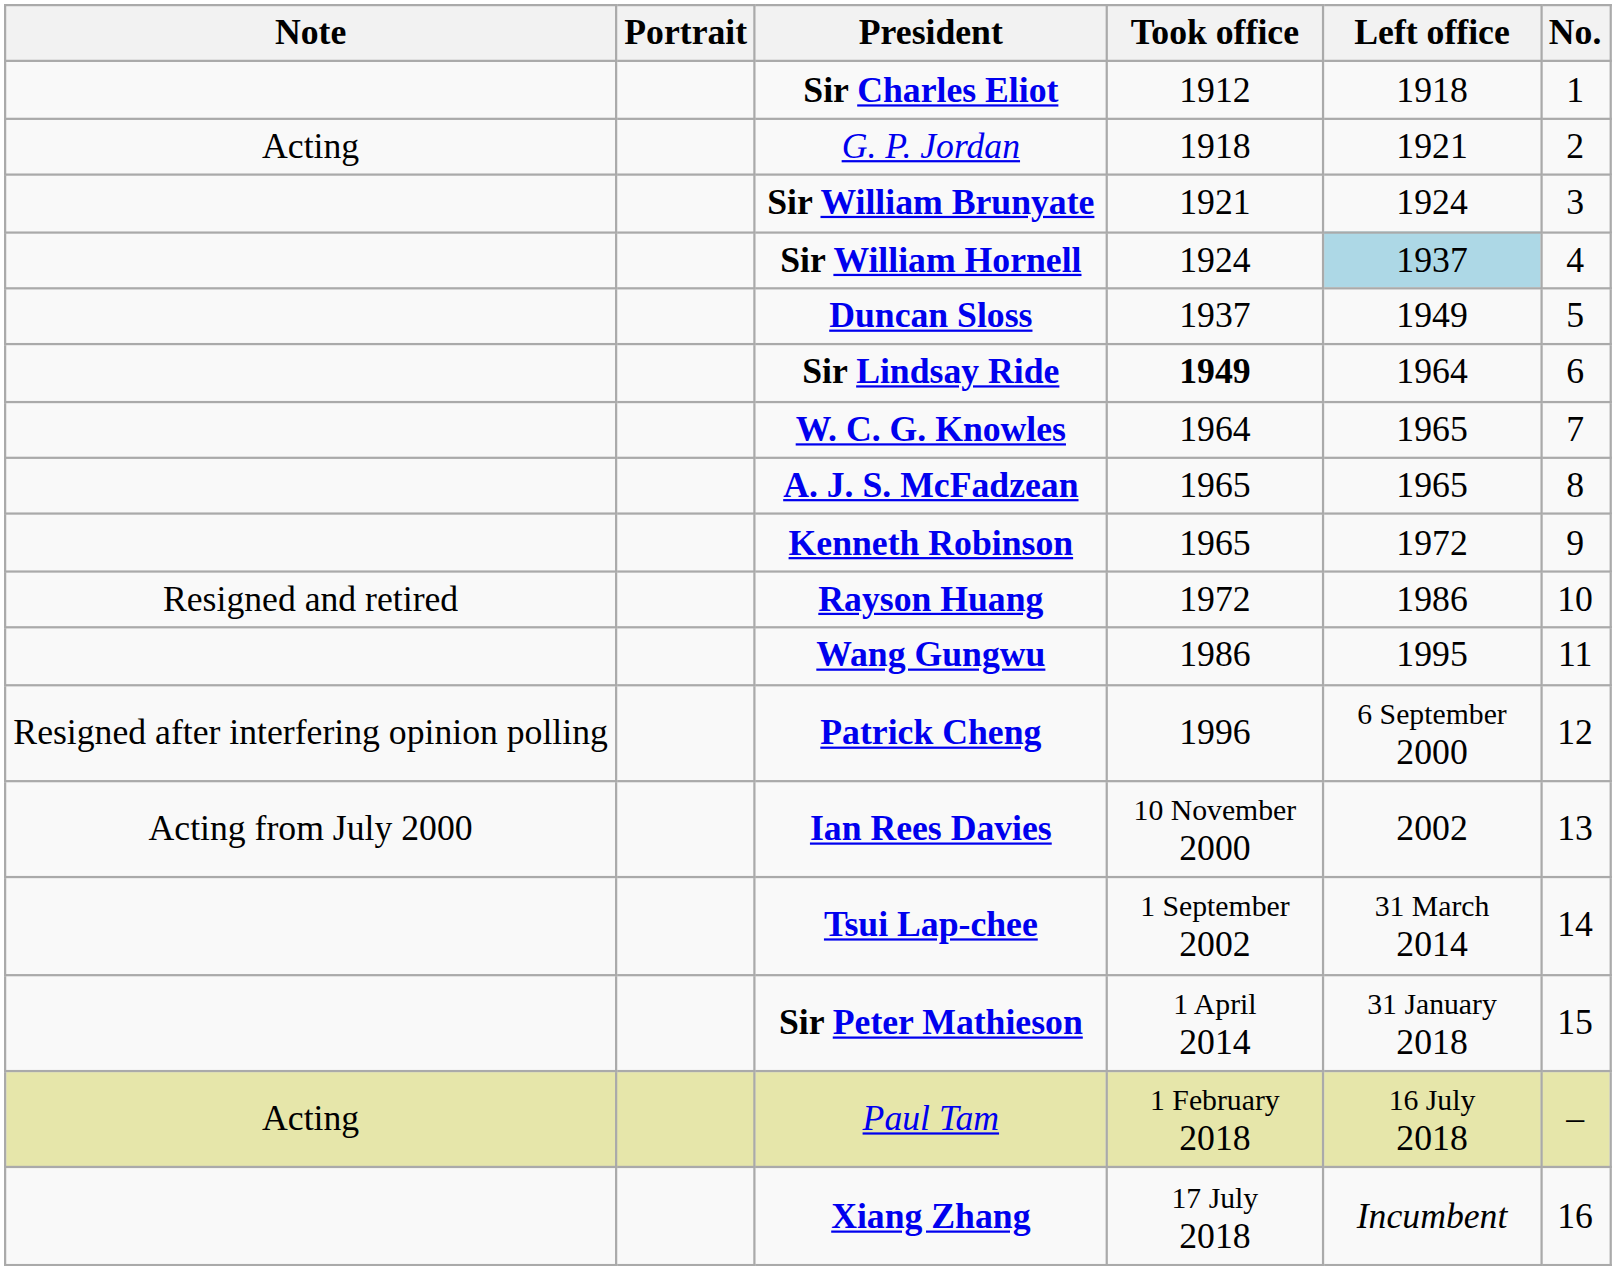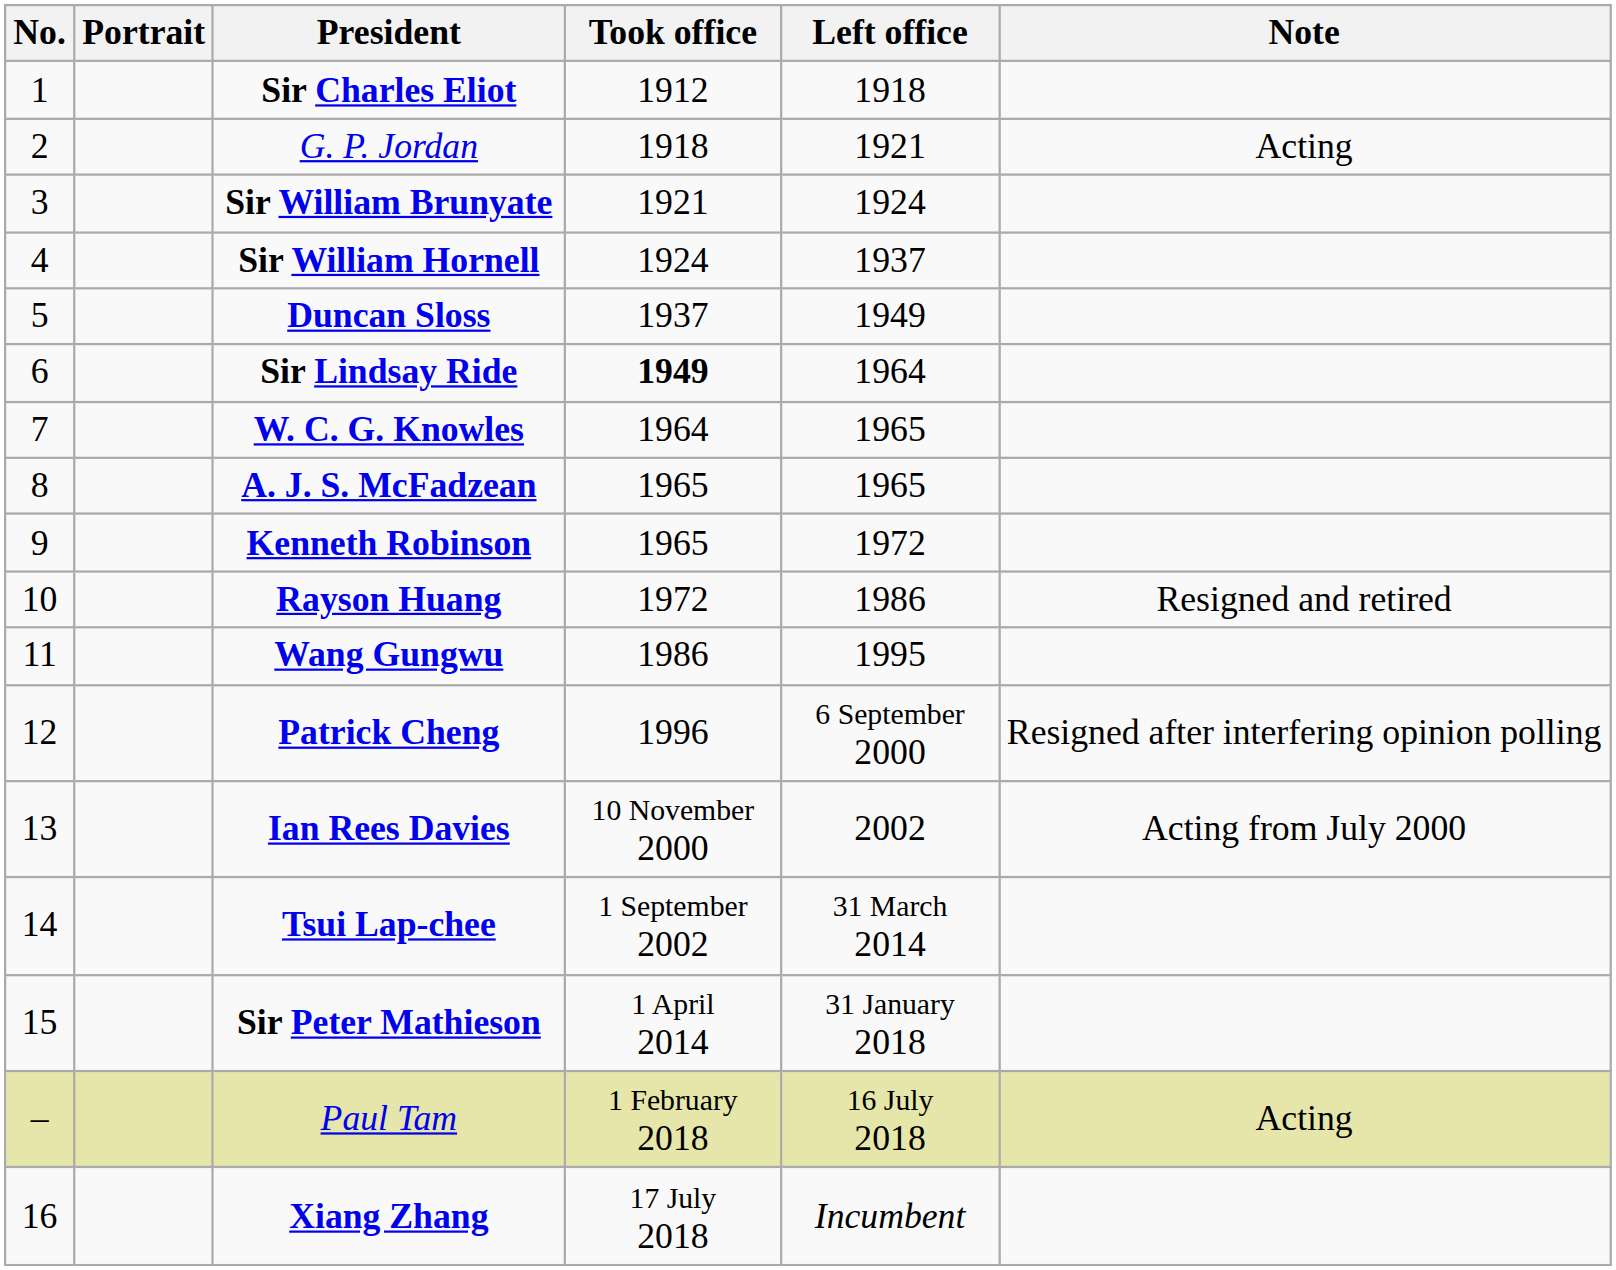columns swapped: (1575, 32) <-> (311, 32)
(1432, 259) lightblue background -> (890, 259) no background
